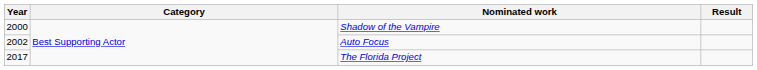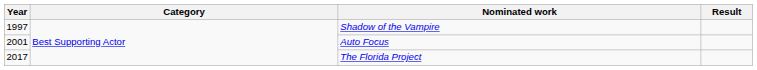(17, 27) 2000 -> (17, 27) 1997
(17, 42) 2002 -> (17, 42) 2001
